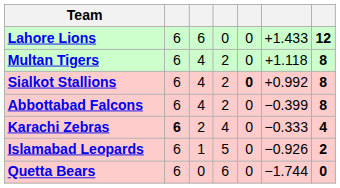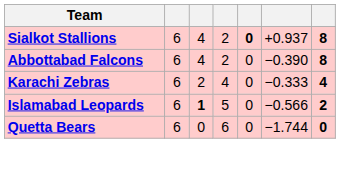- row: (52, 37)
- row: (53, 60)
(286, 82) +0.992 -> (286, 37) +0.937
(286, 104) −0.399 -> (286, 60) −0.390
(177, 127) bold -> (177, 82) normal
(201, 149) normal -> (201, 104) bold
(286, 149) −0.926 -> (286, 104) −0.566
